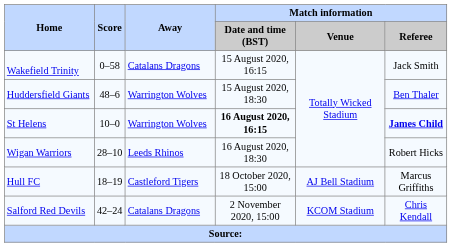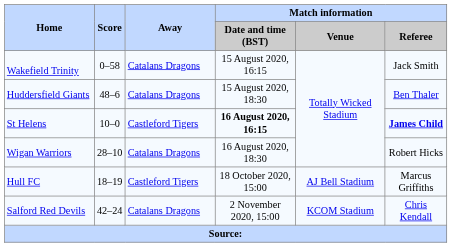(167, 94) Warrington Wolves -> (164, 94) Catalans Dragons
(167, 123) Warrington Wolves -> (163, 123) Castleford Tigers
(156, 152) Leeds Rhinos -> (164, 152) Catalans Dragons
